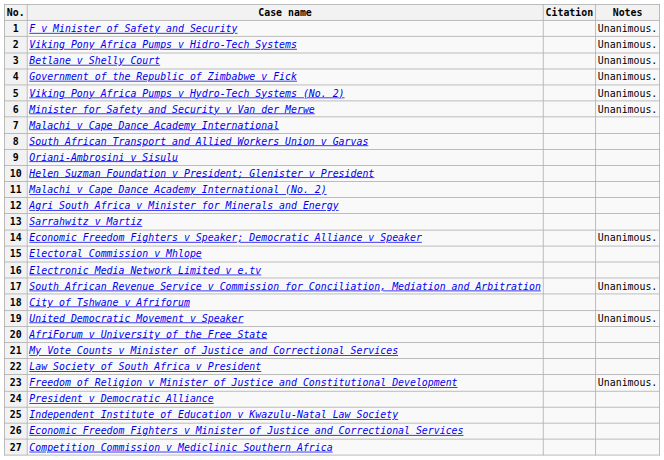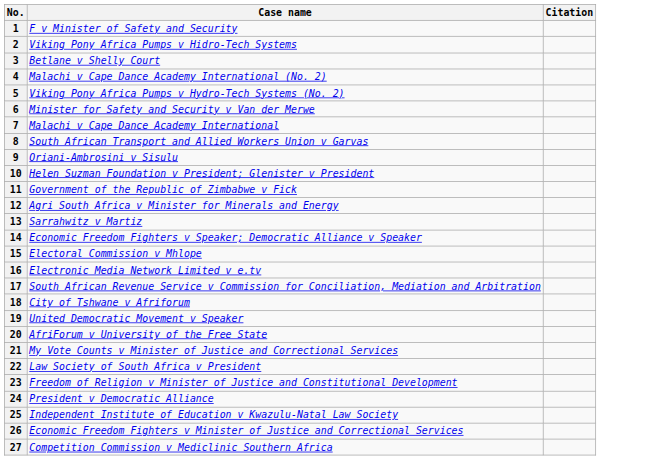- column: (628, 12)
(163, 77) Government of the Republic of Zimbabwe v Fick -> (178, 77) Malachi v Cape Dance Academy International (No. 2)
(178, 190) Malachi v Cape Dance Academy International (No. 2) -> (163, 190) Government of the Republic of Zimbabwe v Fick
